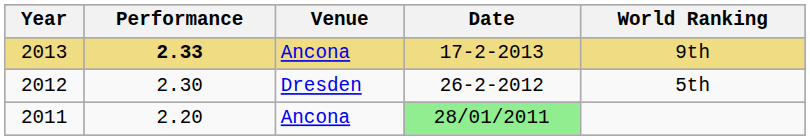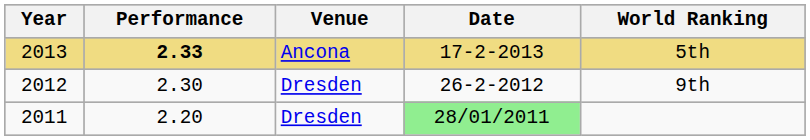(693, 53) 9th -> (693, 53) 5th
(693, 86) 5th -> (693, 86) 9th
(315, 118) Ancona -> (321, 118) Dresden
